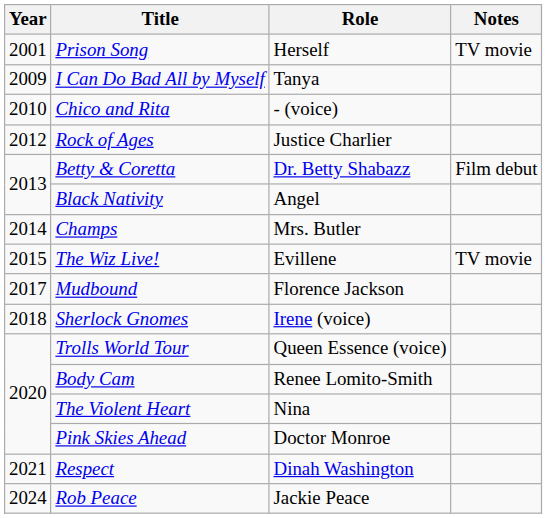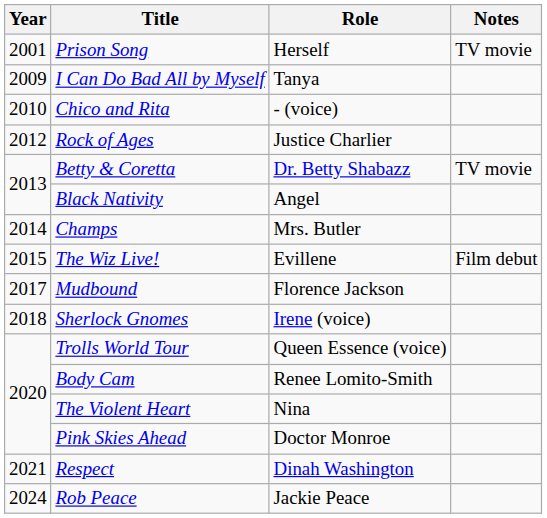(496, 169) Film debut -> (494, 169) TV movie
(494, 259) TV movie -> (496, 259) Film debut
